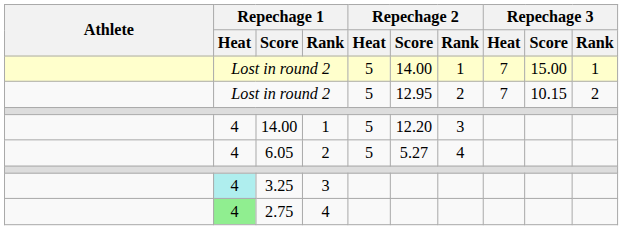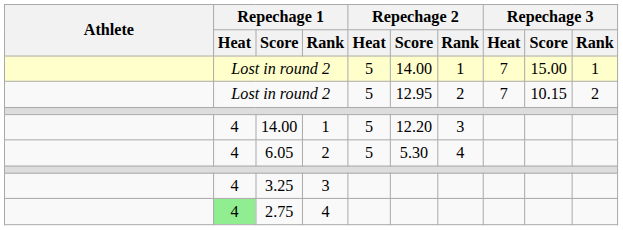(414, 152) 5.27 -> (414, 152) 5.30
(234, 185) paleturquoise background -> (234, 185) no background
